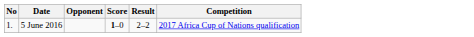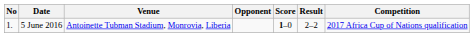+ column: (148, 11)
